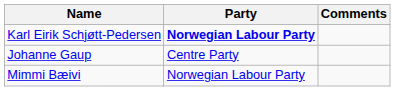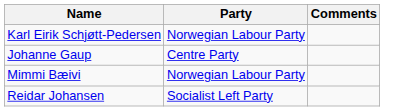(241, 34) bold -> (236, 34) normal
+ row: (56, 95)
